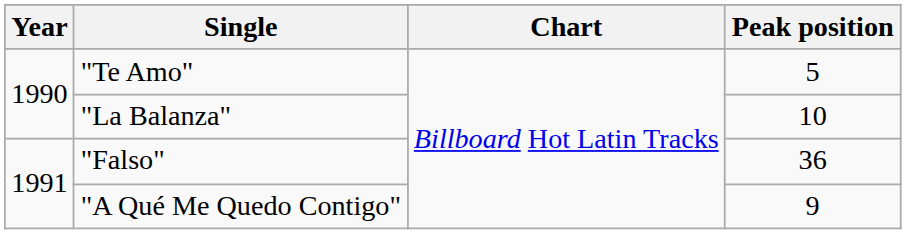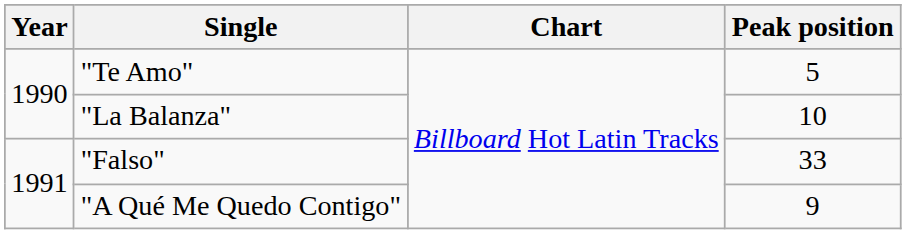(813, 160) 36 -> (813, 160) 33
